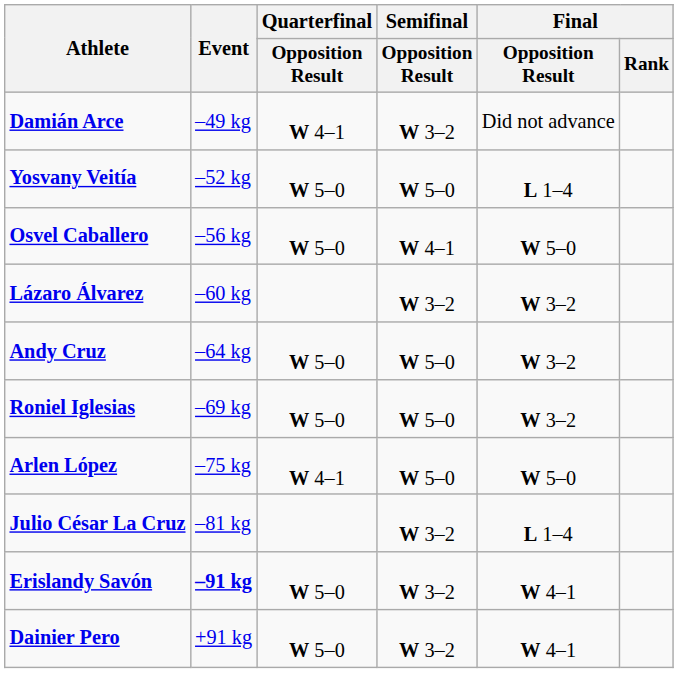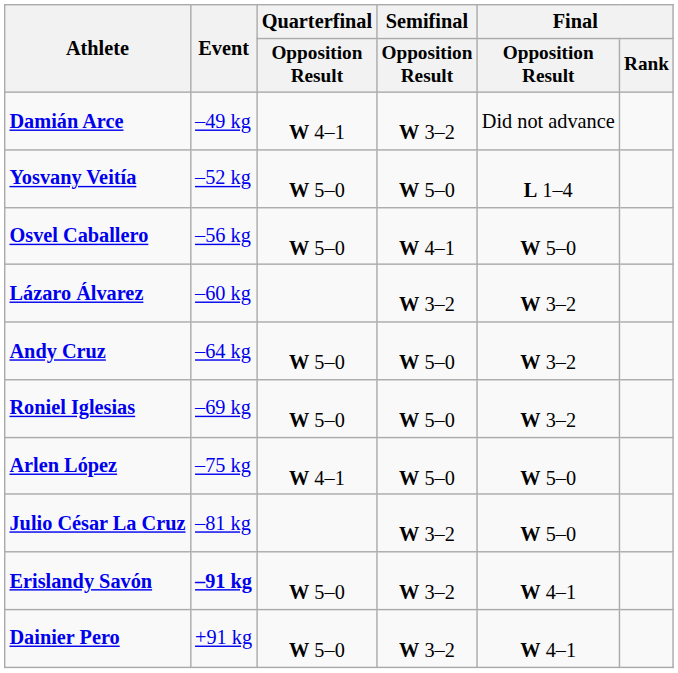(548, 535) L 1–4 -> (548, 535) W 5–0
